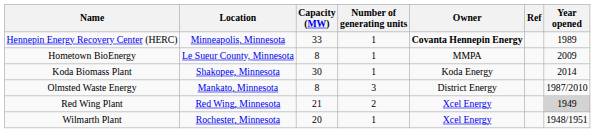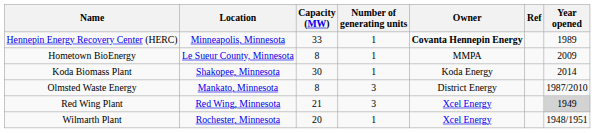(374, 104) 2 -> (374, 104) 3
